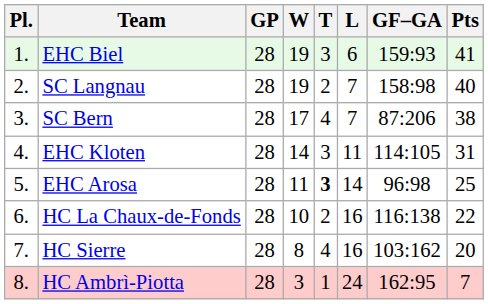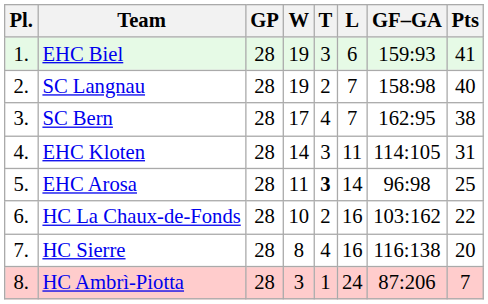(407, 119) 87:206 -> (407, 119) 162:95
(407, 217) 116:138 -> (407, 217) 103:162
(407, 250) 103:162 -> (407, 250) 116:138
(407, 282) 162:95 -> (407, 282) 87:206
